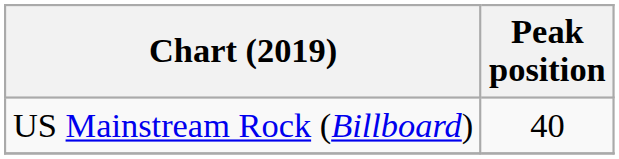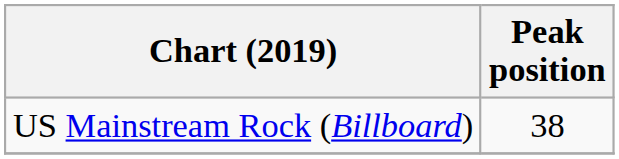(547, 125) 40 -> (547, 125) 38
